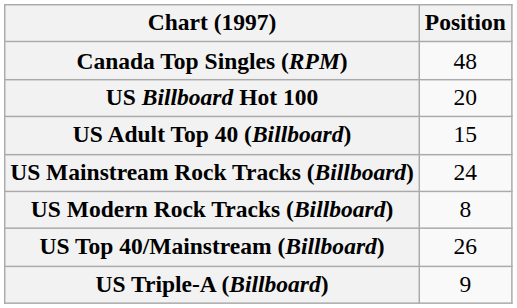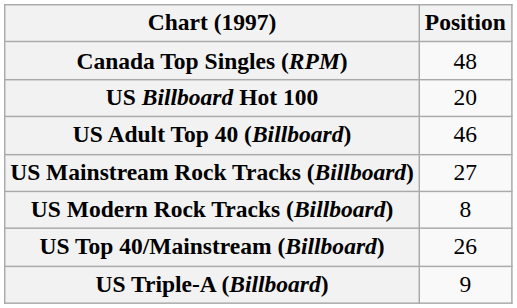(465, 135) 15 -> (465, 135) 46
(465, 172) 24 -> (465, 172) 27
